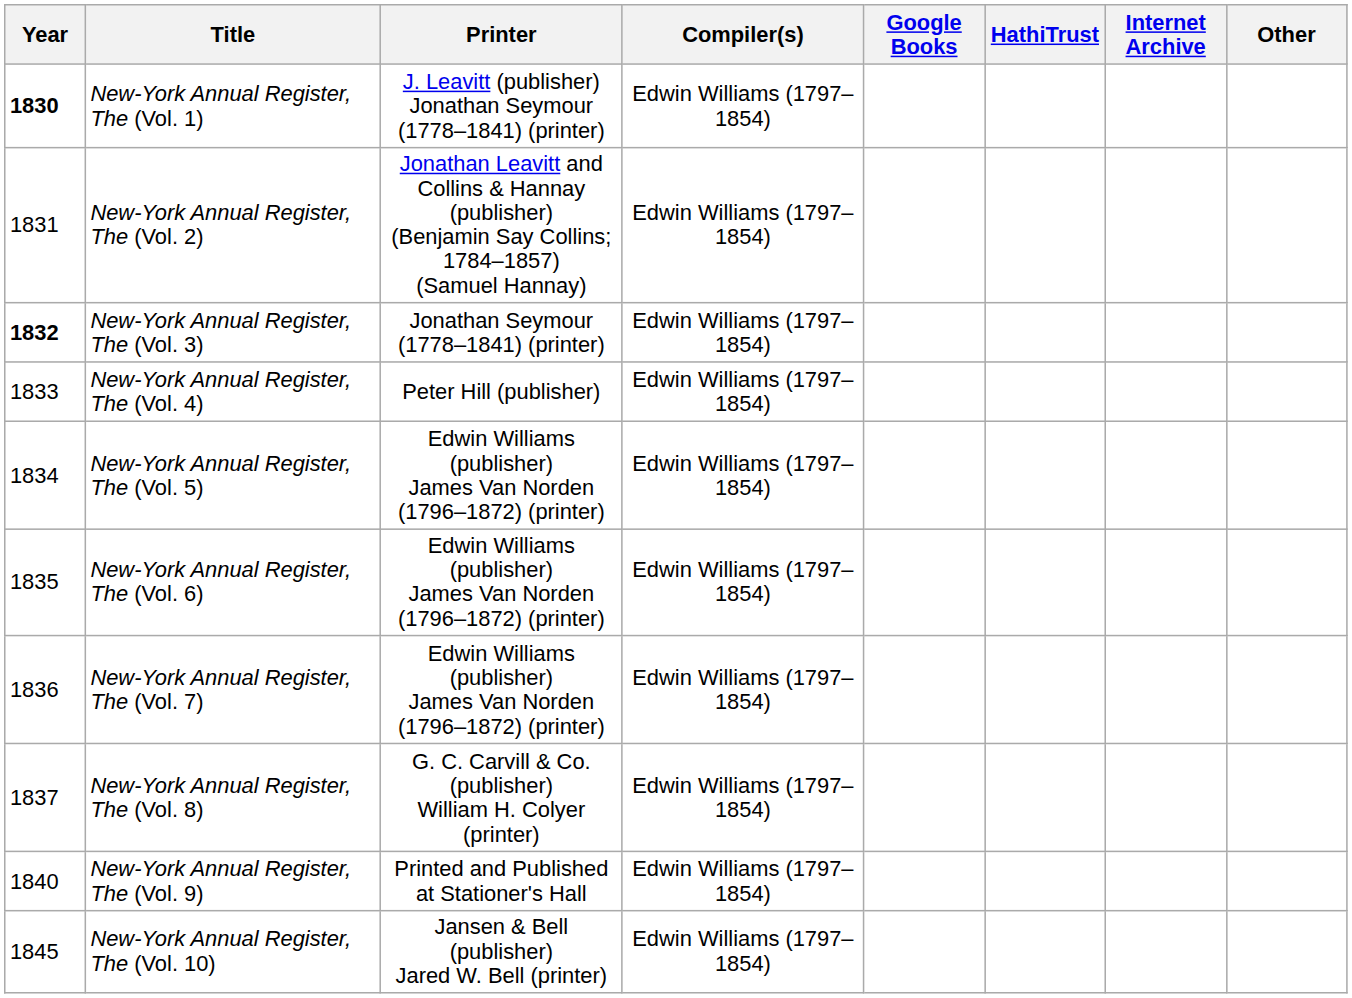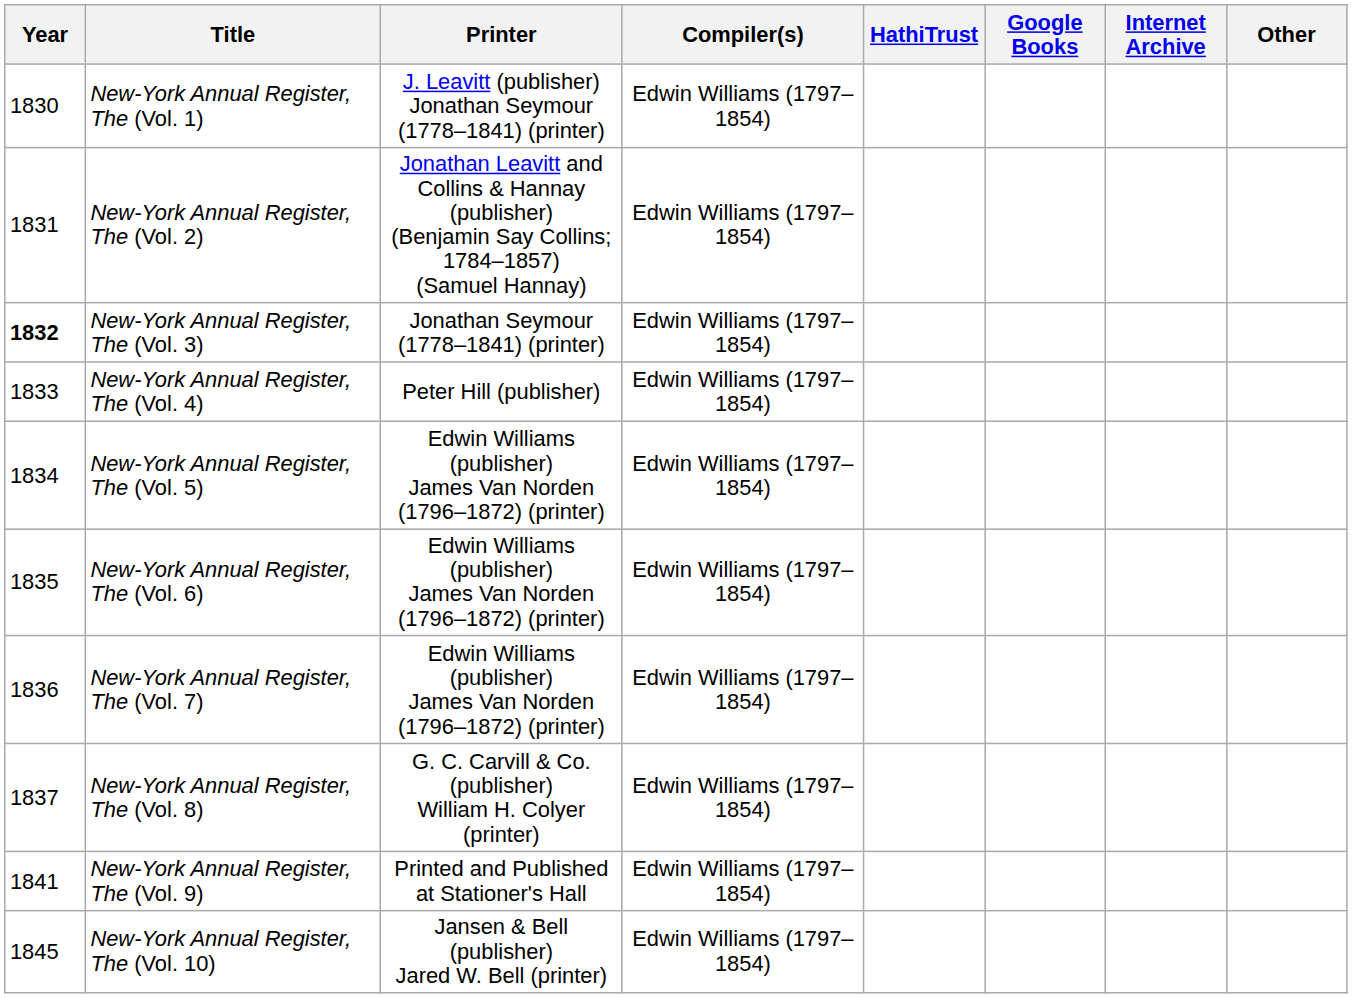columns swapped: (924, 35) <-> (1045, 35)
(34, 106) bold -> (34, 106) normal
(34, 881) 1840 -> (34, 881) 1841
